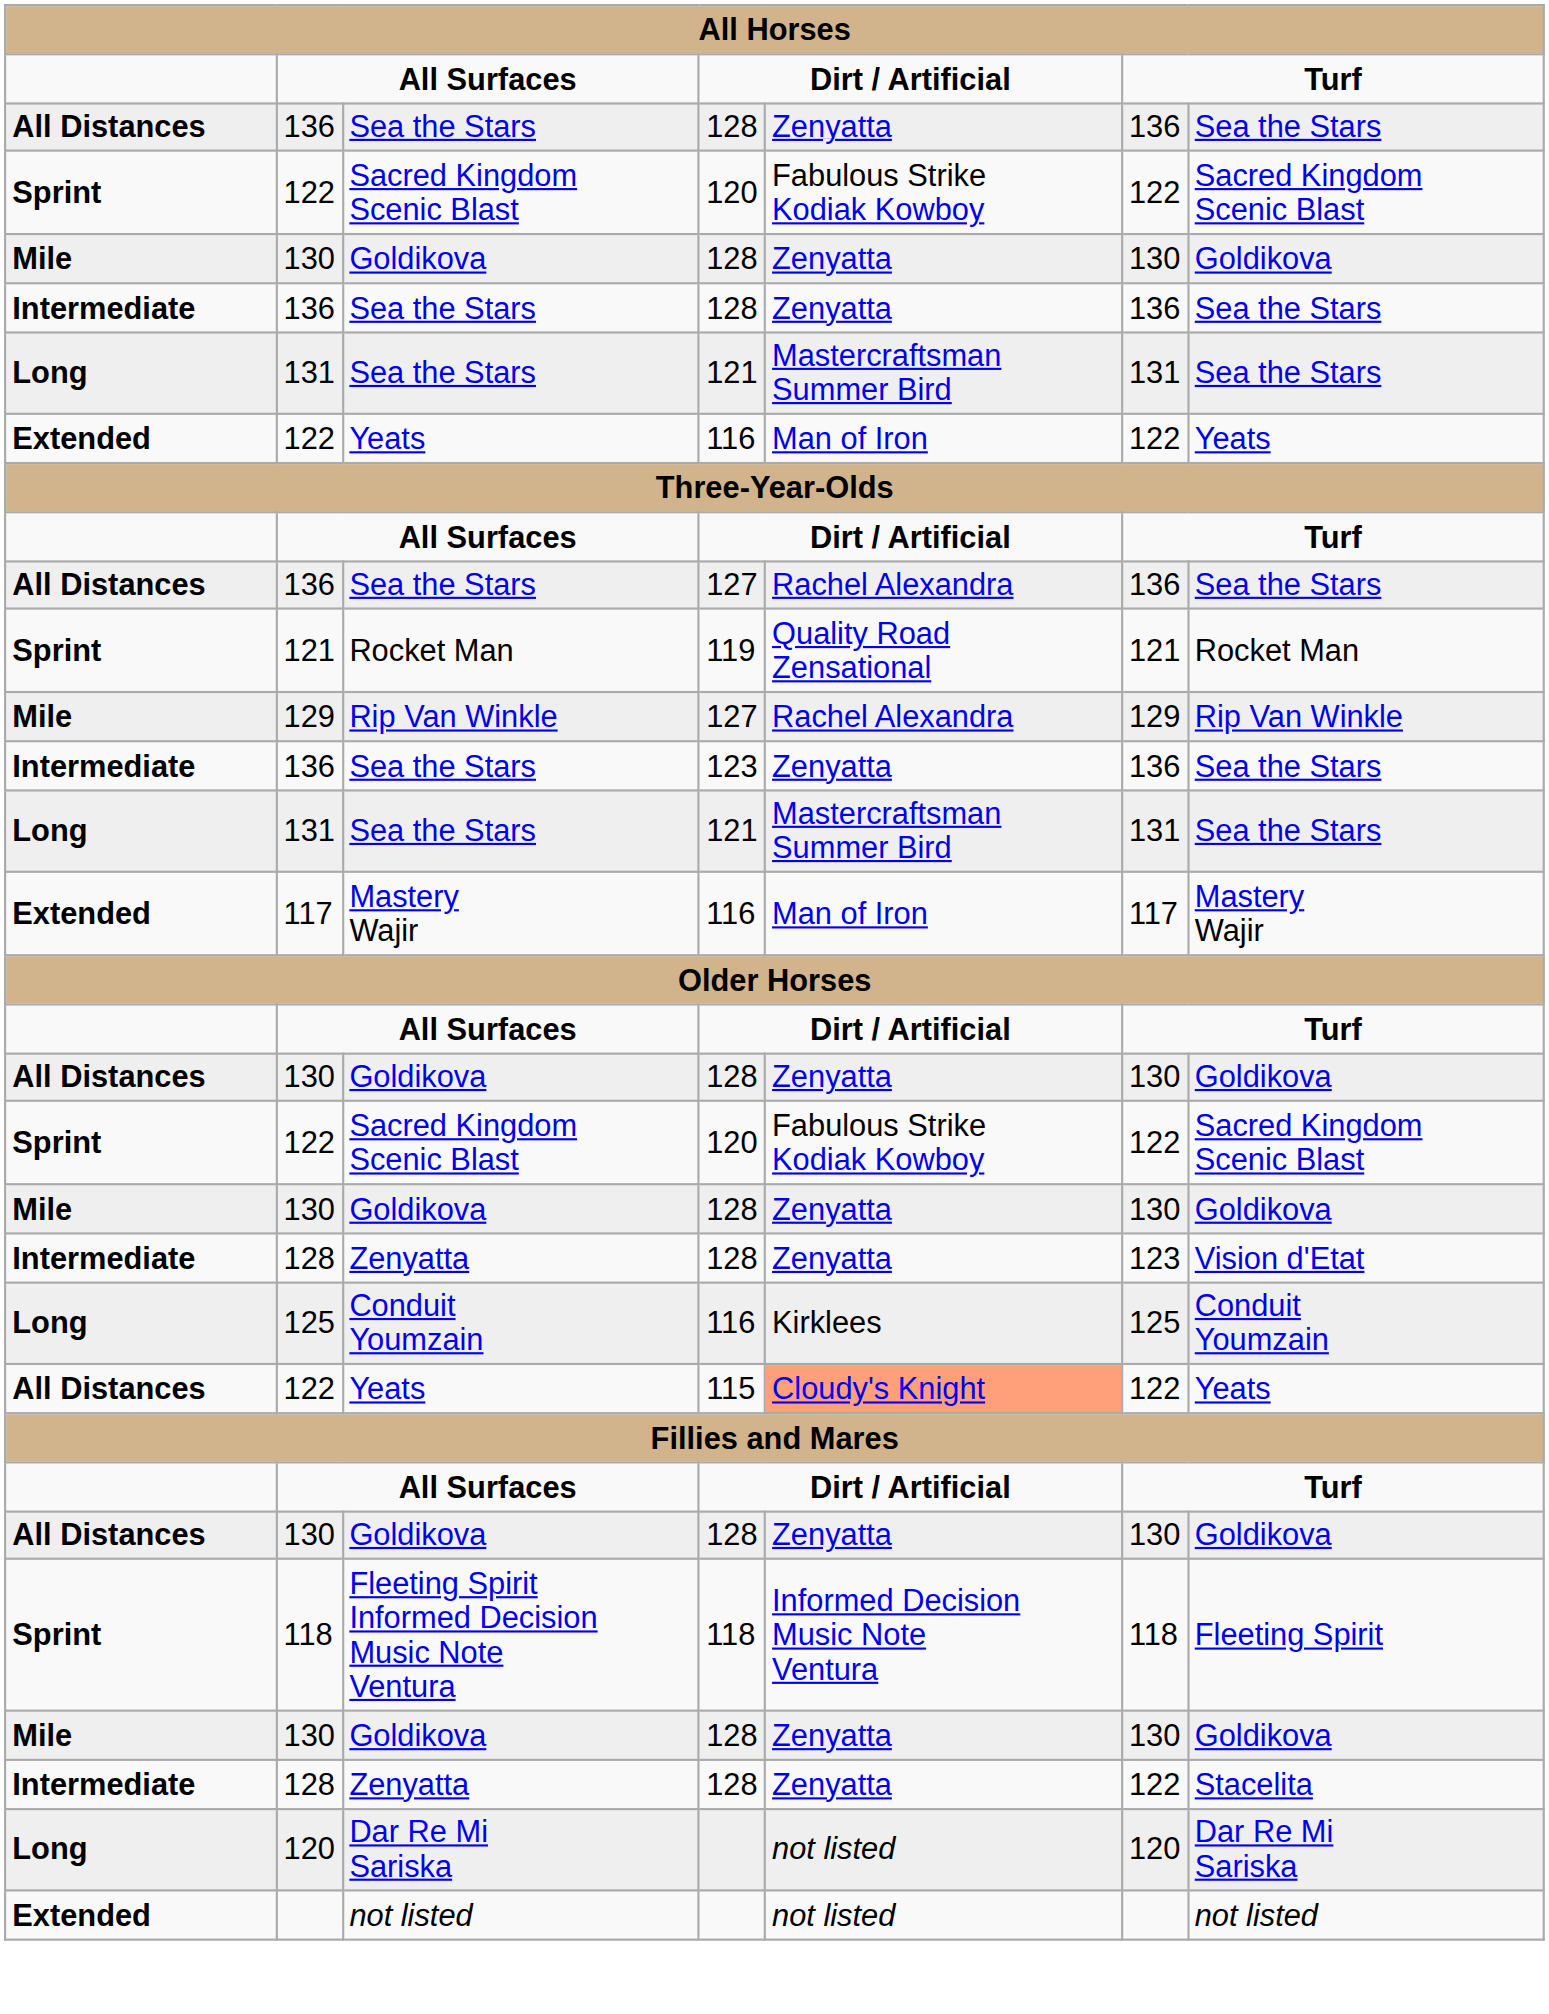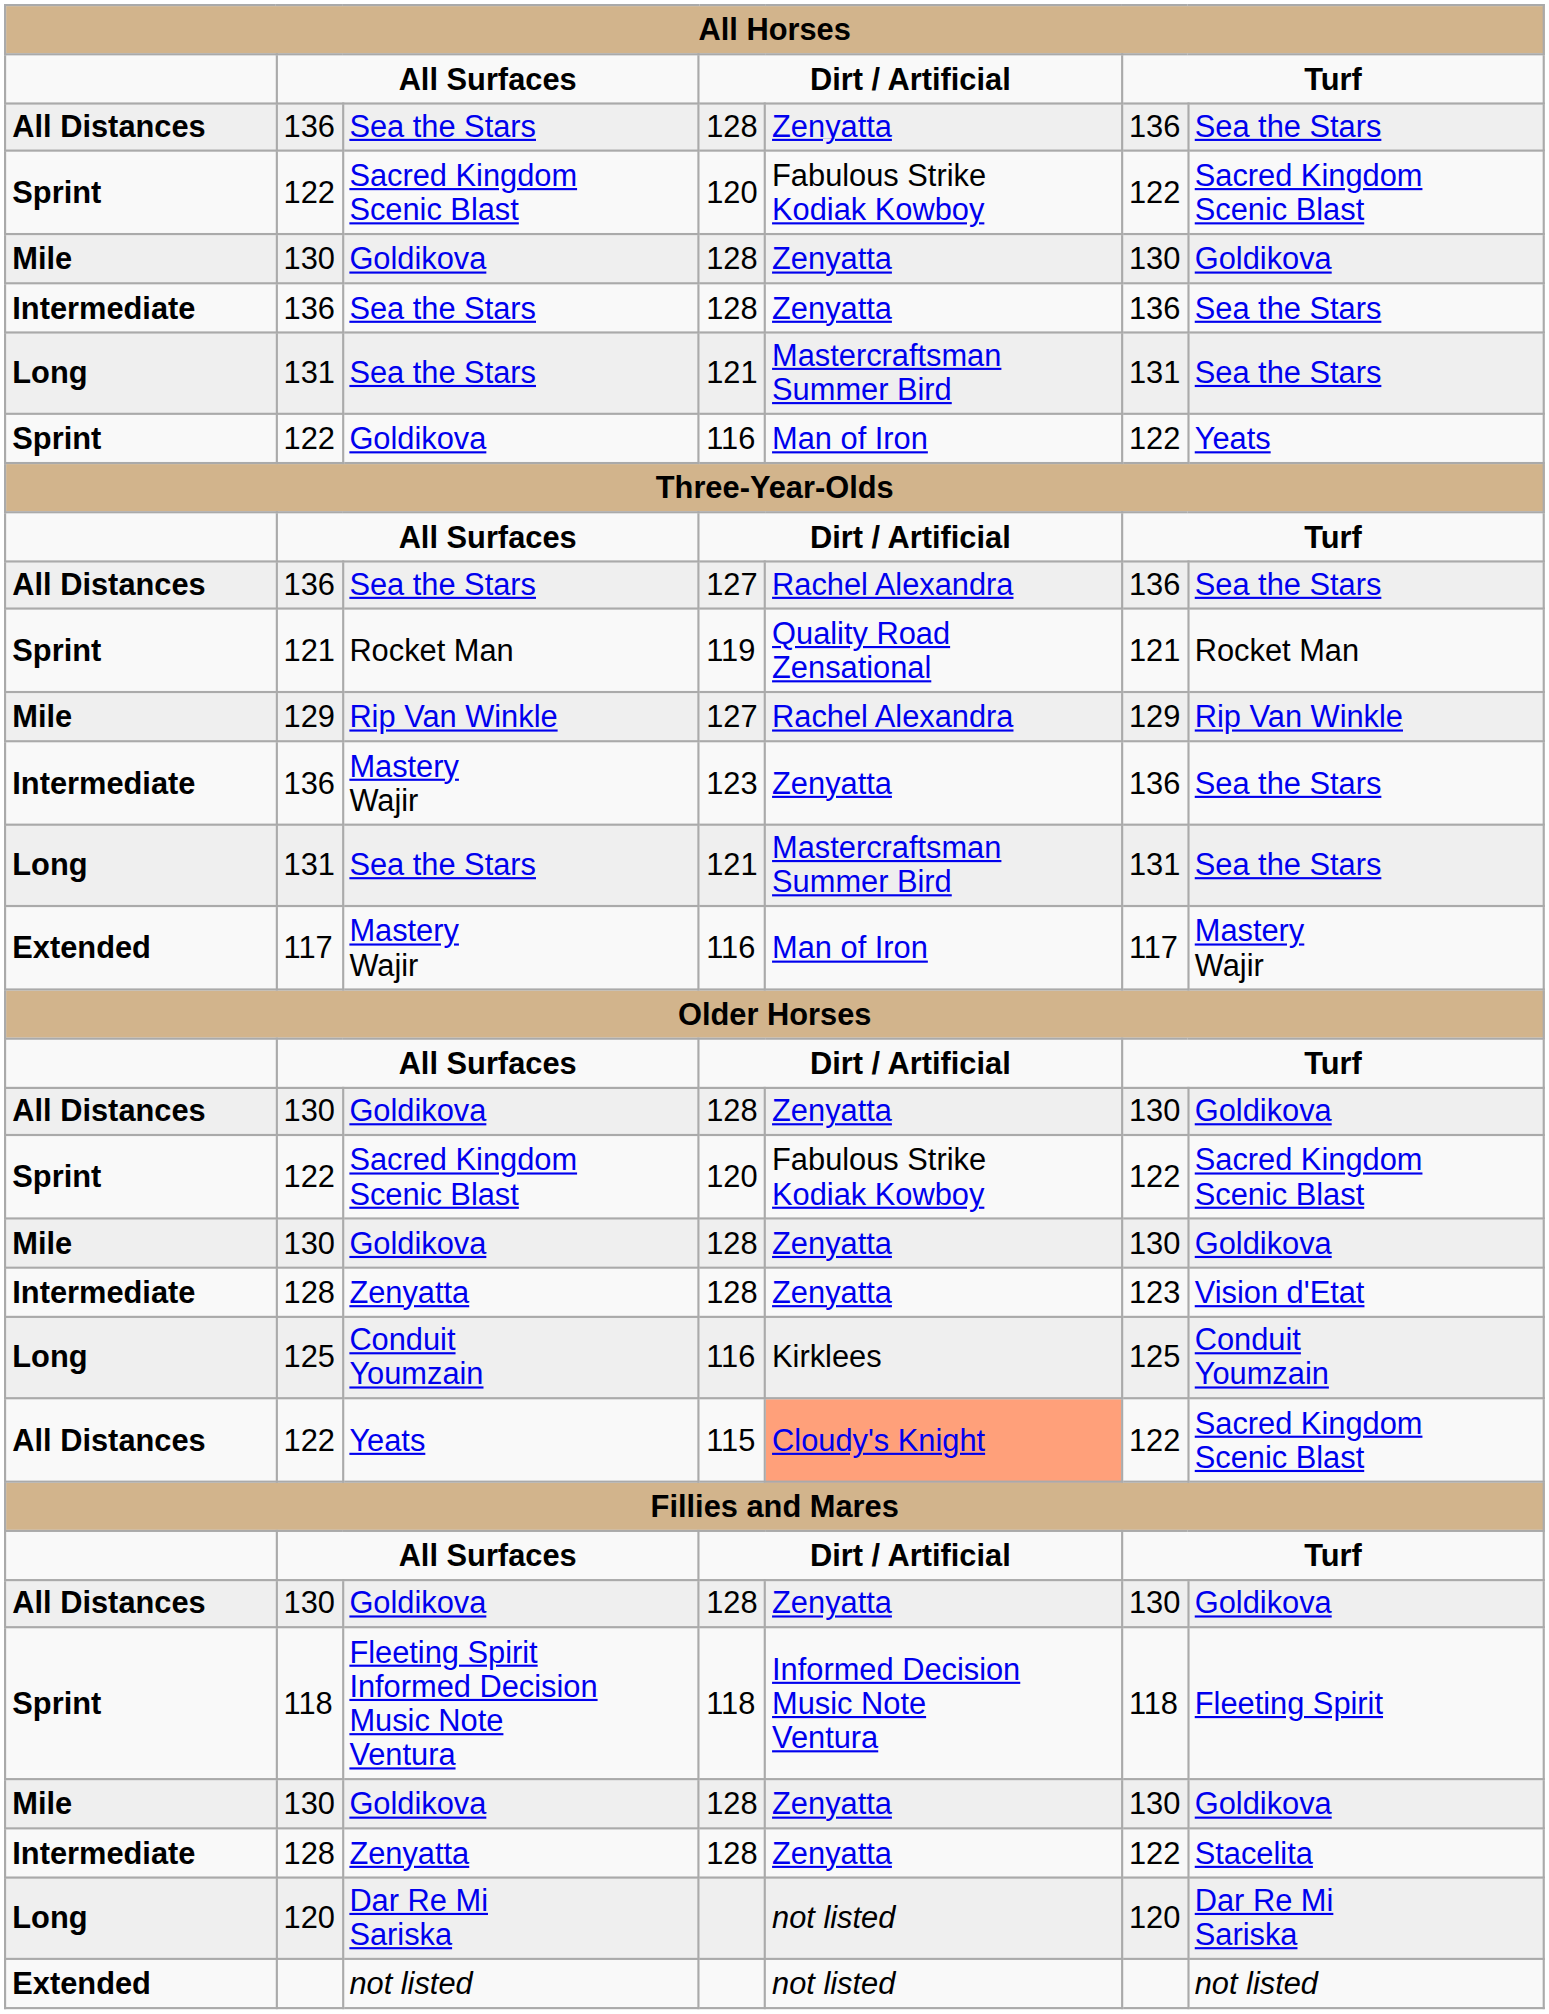(82, 439) Extended -> (57, 439) Sprint
(387, 439) Yeats -> (418, 439) Goldikova
(443, 765) Sea the Stars -> (404, 783) Mastery Wajir
(1233, 1389) Yeats -> (1309, 1441) Sacred Kingdom Scenic Blast
